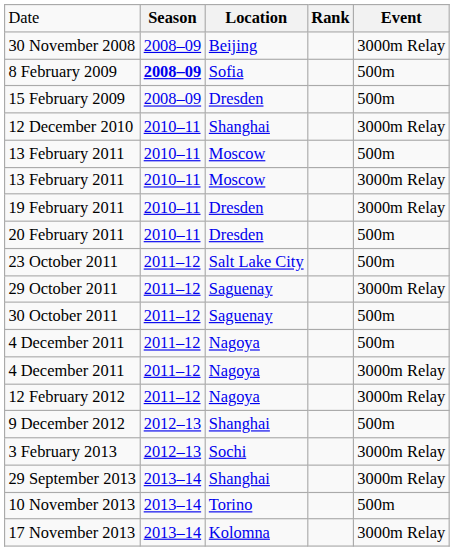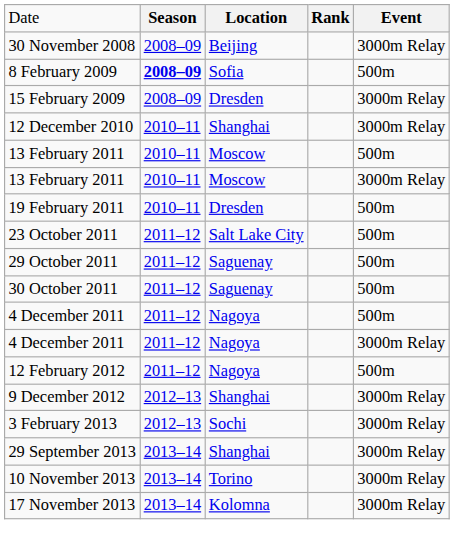(376, 99) 500m -> (401, 99) 3000m Relay
(401, 207) 3000m Relay -> (376, 207) 500m
- row: (66, 235)
(401, 289) 3000m Relay -> (376, 262) 500m
(401, 397) 3000m Relay -> (376, 370) 500m
(376, 424) 500m -> (401, 397) 3000m Relay
(376, 505) 500m -> (401, 478) 3000m Relay
